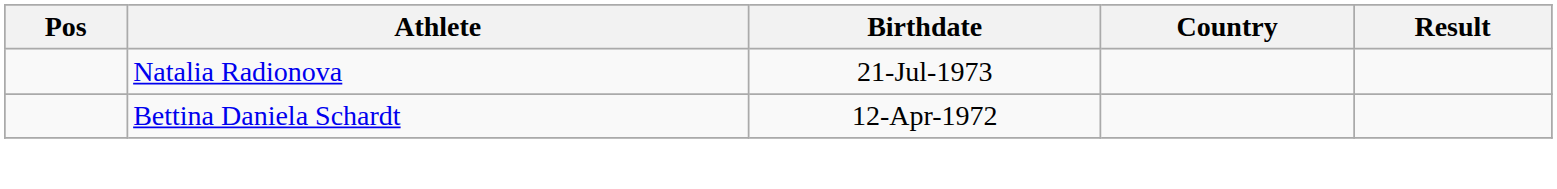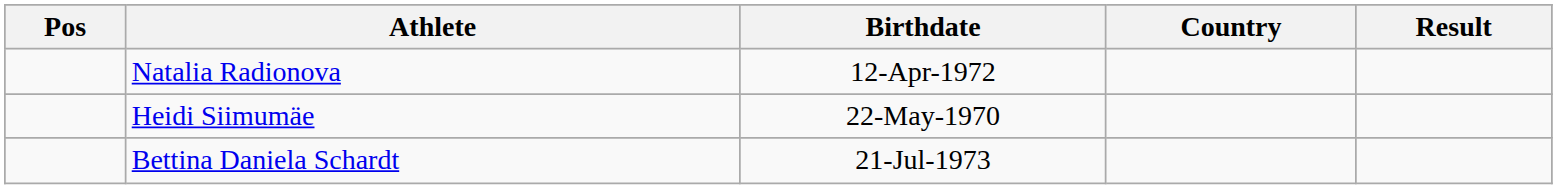(925, 71) 21-Jul-1973 -> (923, 71) 12-Apr-1972
+ row: (223, 115)
(925, 115) 12-Apr-1972 -> (923, 159) 21-Jul-1973
